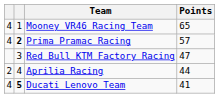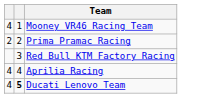- column: (196, 12)
(9, 42) 4 -> (9, 42) 2
(19, 42) bold -> (19, 42) normal
(9, 71) 2 -> (9, 71) 4
